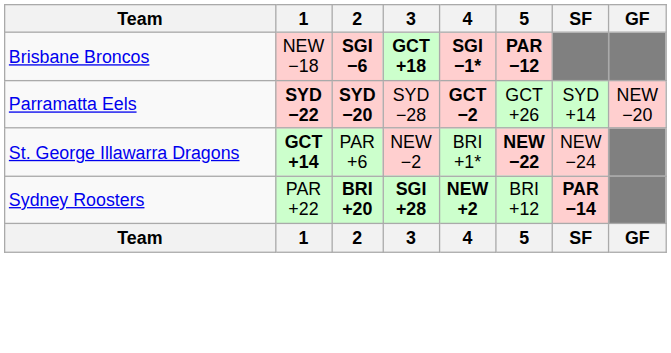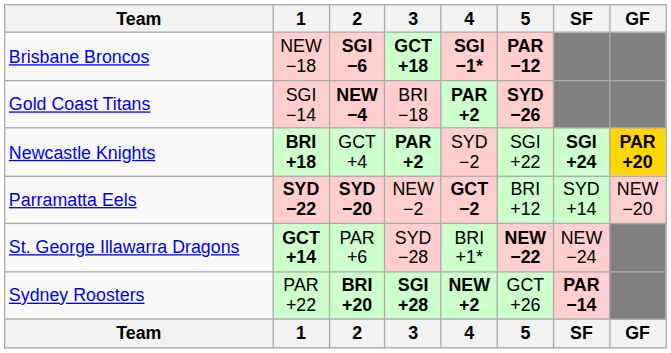+ row: (80, 104)
+ row: (82, 152)
(411, 104) SYD −28 -> (413, 199) NEW −2
(524, 104) GCT +26 -> (525, 199) BRI +12
(411, 152) NEW −2 -> (413, 247) SYD −28
(524, 199) BRI +12 -> (525, 295) GCT +26
